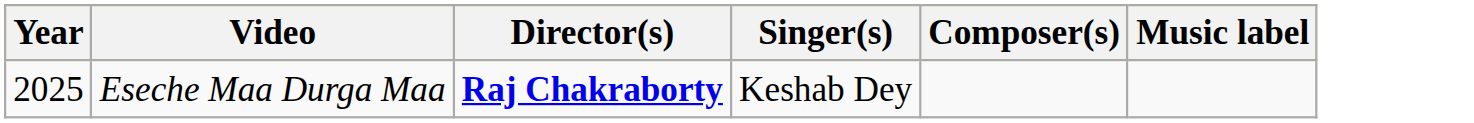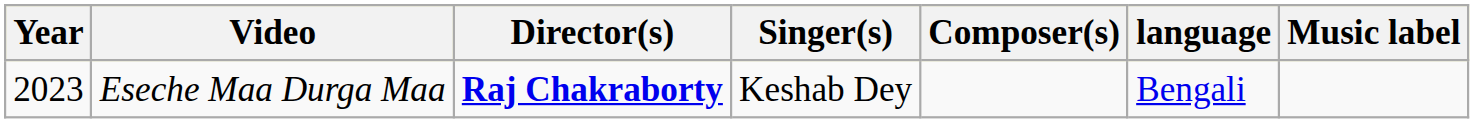+ column: (1204, 32)
(48, 88) 2025 -> (48, 88) 2023
